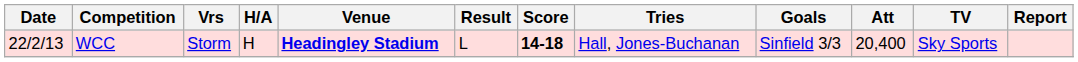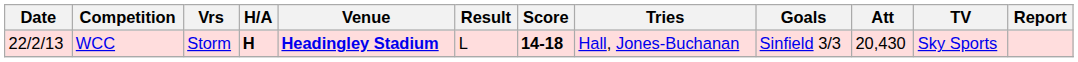(249, 43) normal -> (249, 43) bold
(881, 43) 20,400 -> (881, 43) 20,430
